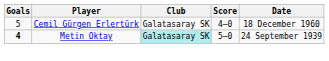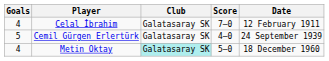+ row: (86, 24)
(281, 24) 18 December 1960 -> (282, 37) 24 September 1939
(18, 37) bold -> (18, 50) normal
(282, 37) 24 September 1939 -> (281, 50) 18 December 1960
